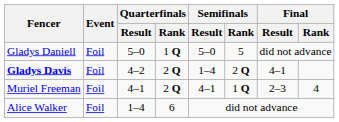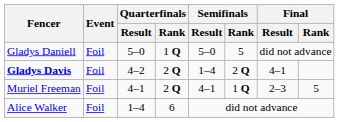(316, 89) 4 -> (316, 89) 5
